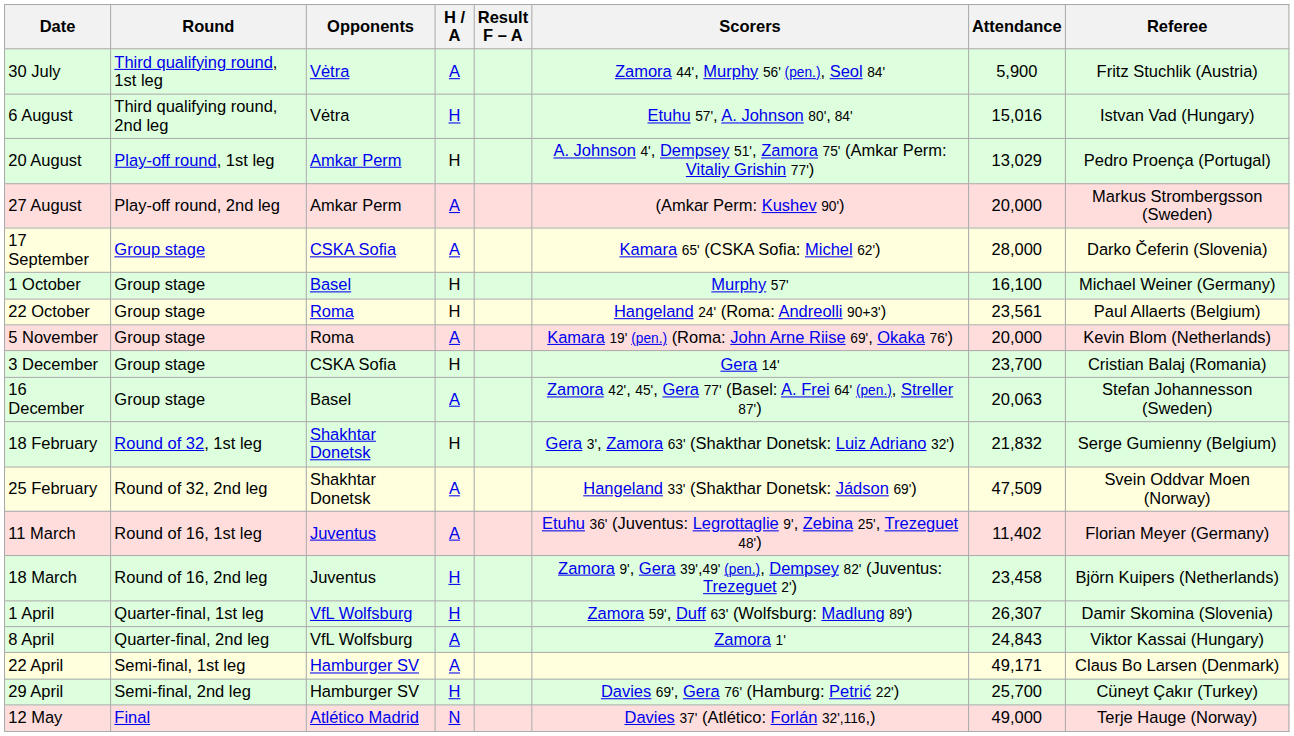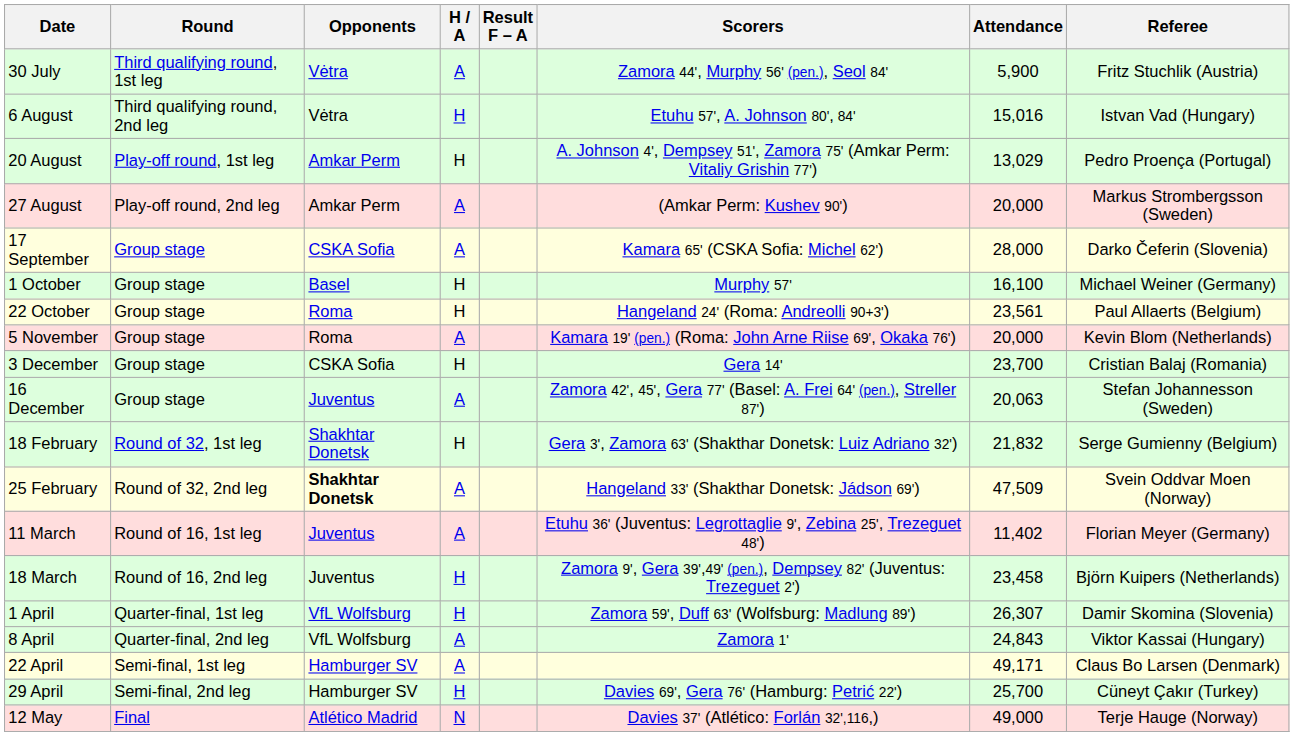(331, 399) Basel -> (341, 399) Juventus
(343, 488) normal -> (344, 488) bold
